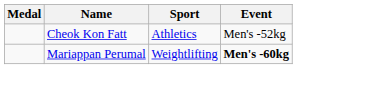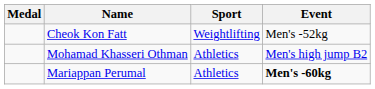(174, 34) Athletics -> (227, 34) Weightlifting
+ row: (117, 53)
(185, 53) Weightlifting -> (216, 73) Athletics
